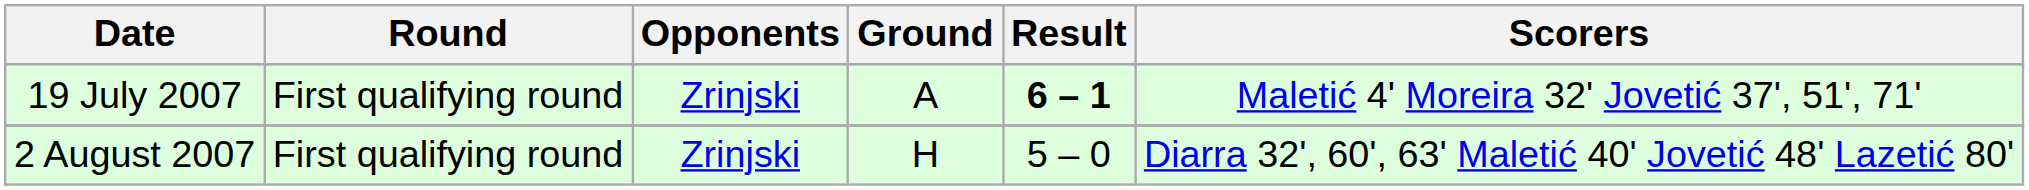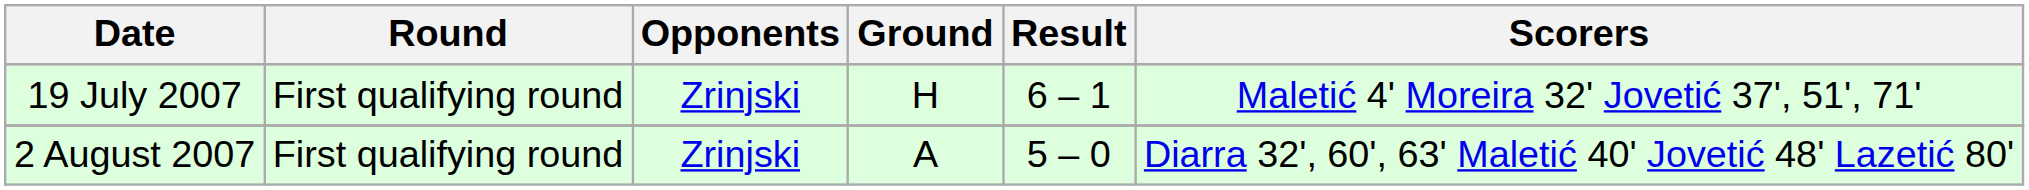(925, 94) A -> (925, 94) H
(1069, 94) bold -> (1069, 94) normal
(925, 154) H -> (925, 154) A
